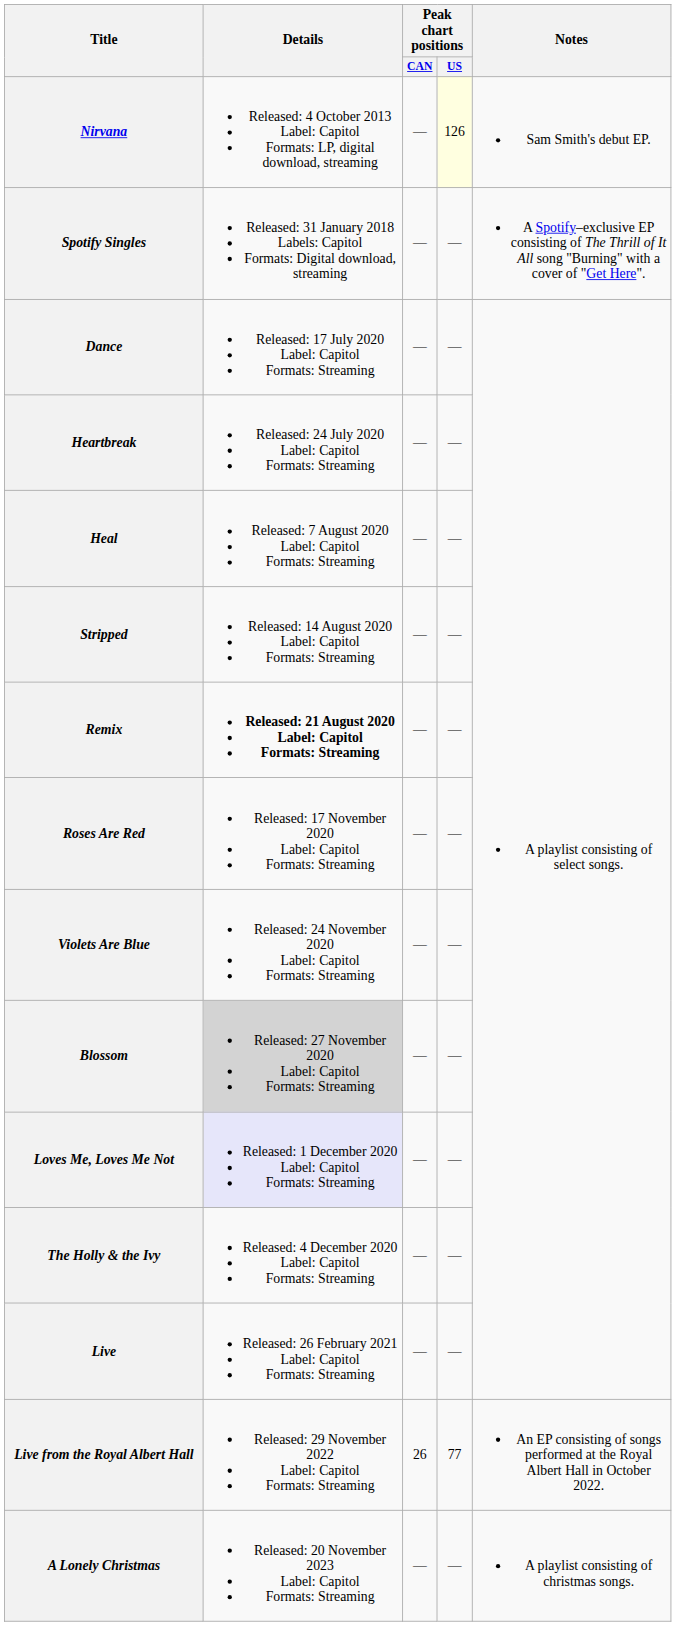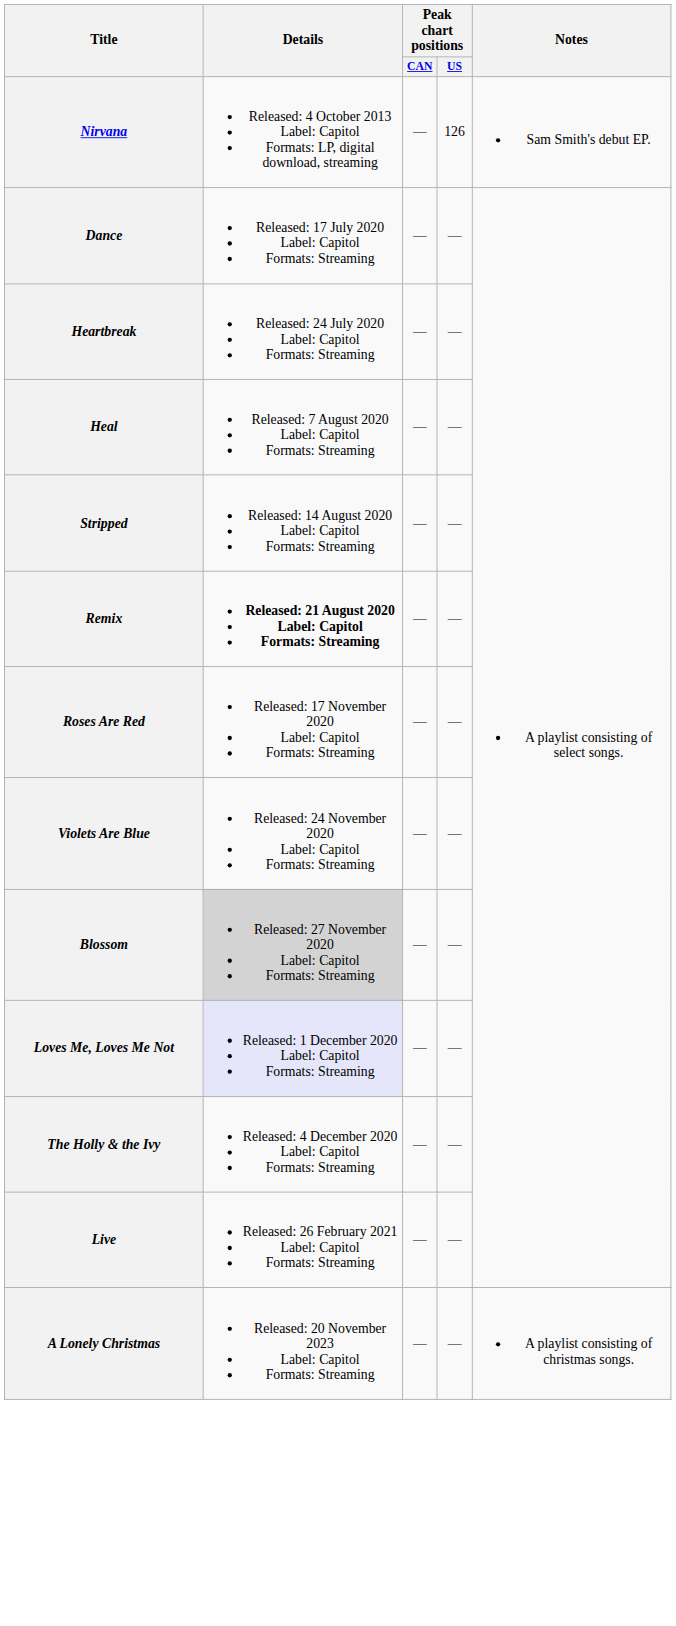(455, 132) lightyellow background -> (455, 132) no background
- row: (104, 243)
- row: (104, 1454)
